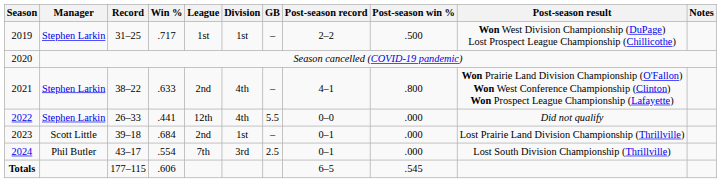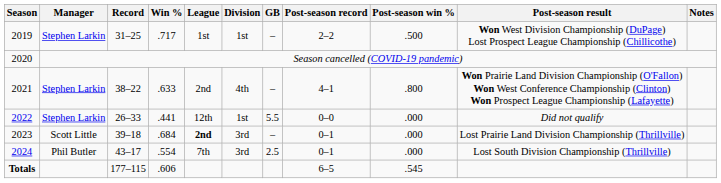(242, 118) 4th -> (242, 118) 1st
(203, 135) normal -> (203, 135) bold
(242, 135) 1st -> (242, 135) 3rd
